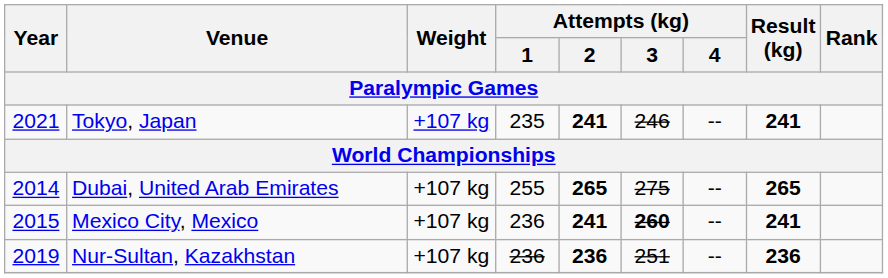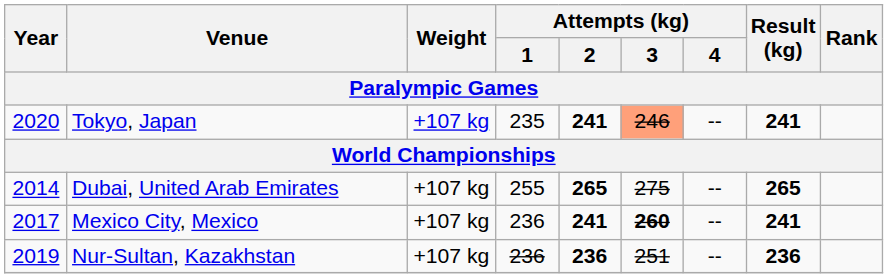(36, 121) 2021 -> (36, 121) 2020
(652, 121) no background -> (652, 121) lightsalmon background
(36, 222) 2015 -> (36, 222) 2017
